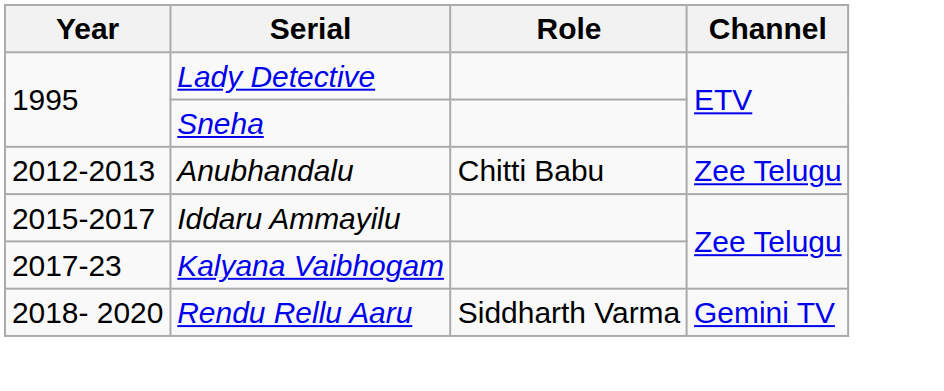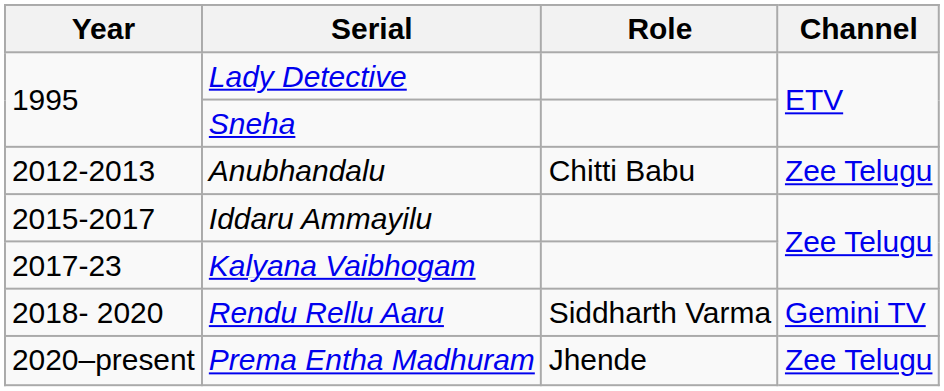+ row: (372, 361)
